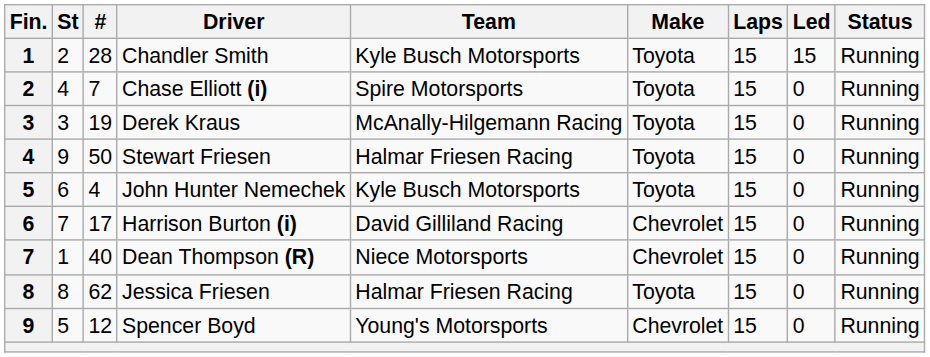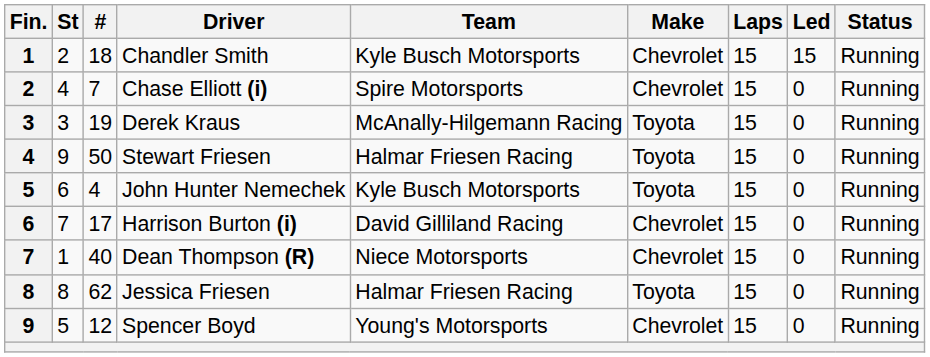(100, 55) 28 -> (100, 55) 18
(664, 55) Toyota -> (678, 55) Chevrolet
(664, 89) Toyota -> (678, 89) Chevrolet
